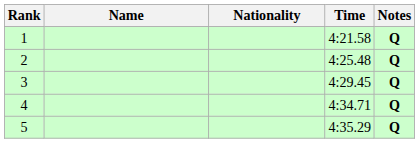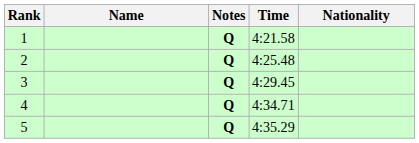columns swapped: (267, 15) <-> (394, 15)
